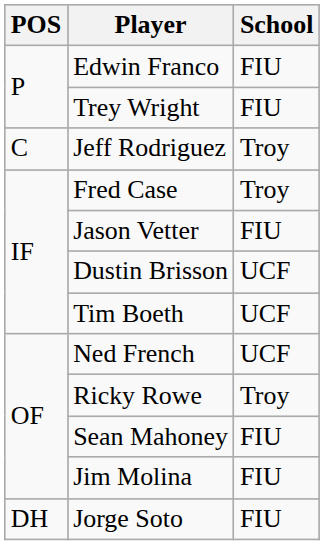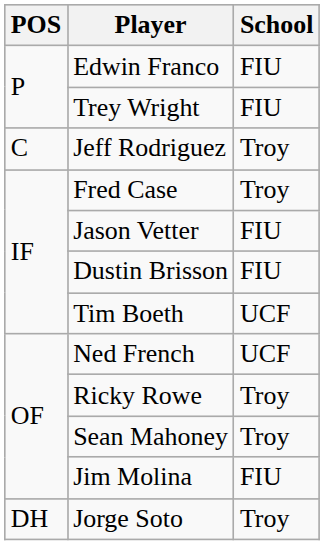(265, 271) UCF -> (261, 271) FIU
(261, 436) FIU -> (265, 436) Troy
(261, 518) FIU -> (265, 518) Troy
